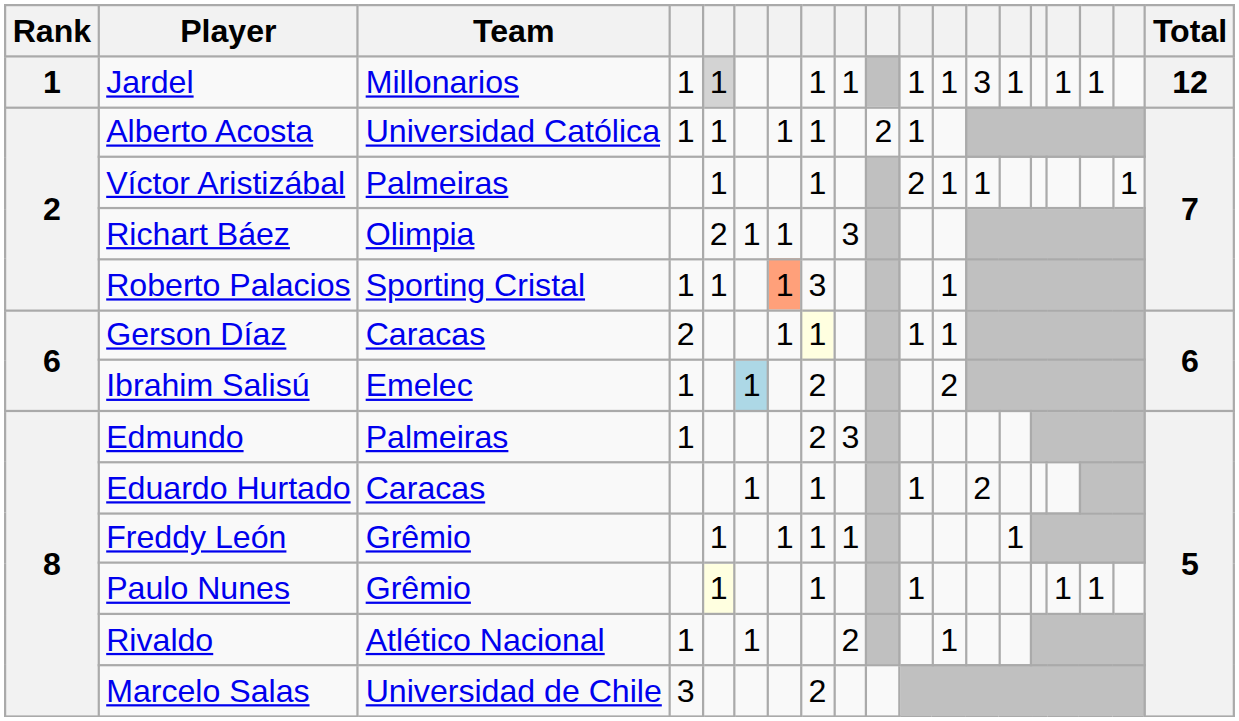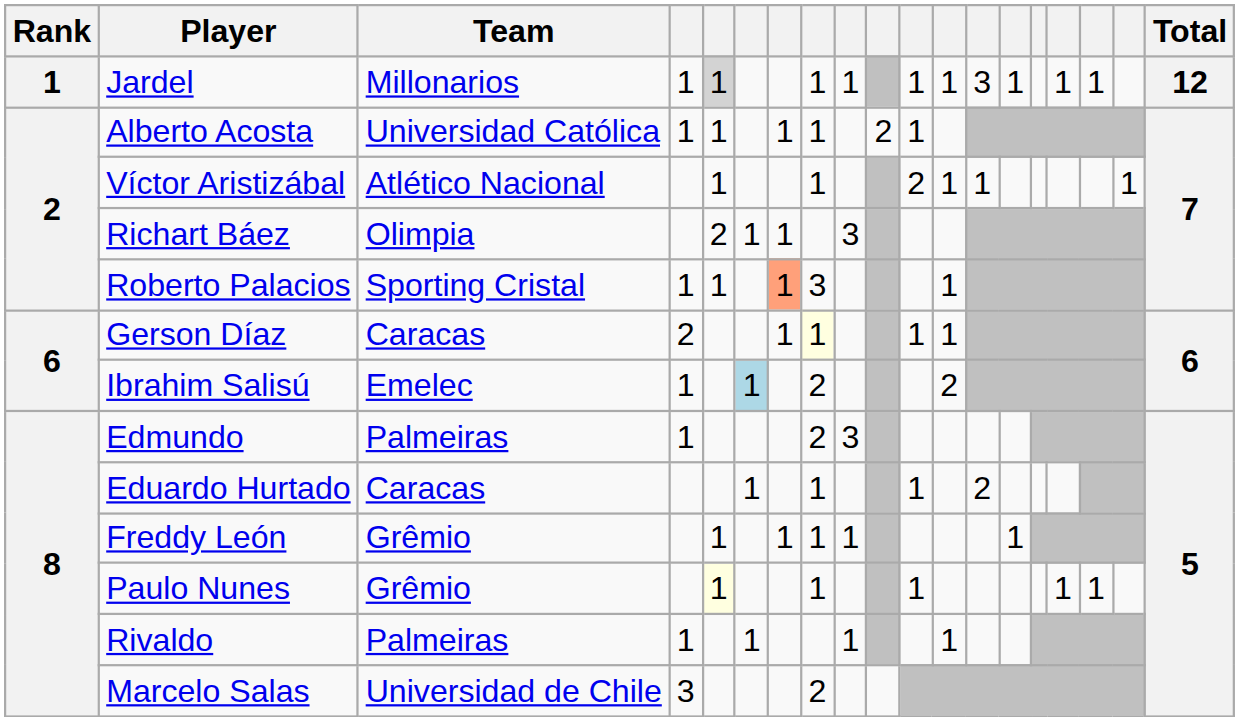(437, 183) Palmeiras -> (485, 183) Atlético Nacional
(485, 640) Atlético Nacional -> (437, 640) Palmeiras
(850, 640) 2 -> (850, 640) 1
